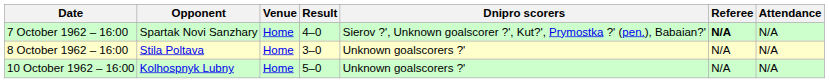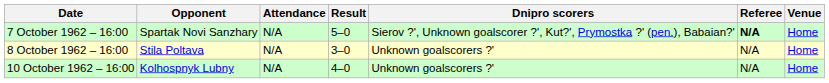columns swapped: (280, 13) <-> (790, 13)
(312, 31) 4–0 -> (341, 31) 5–0
(312, 68) 5–0 -> (341, 68) 4–0
